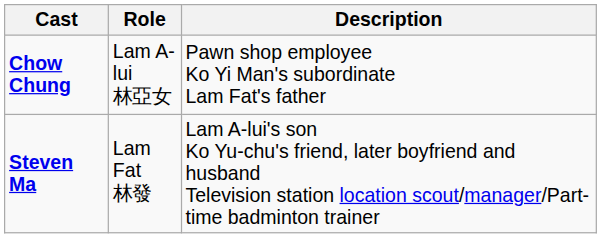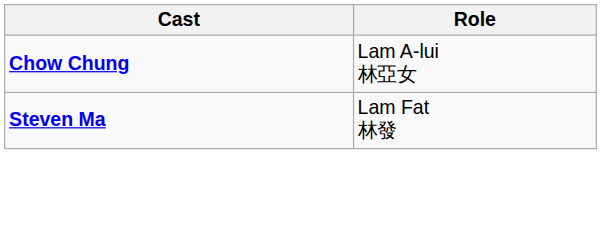- column: (389, 19)
